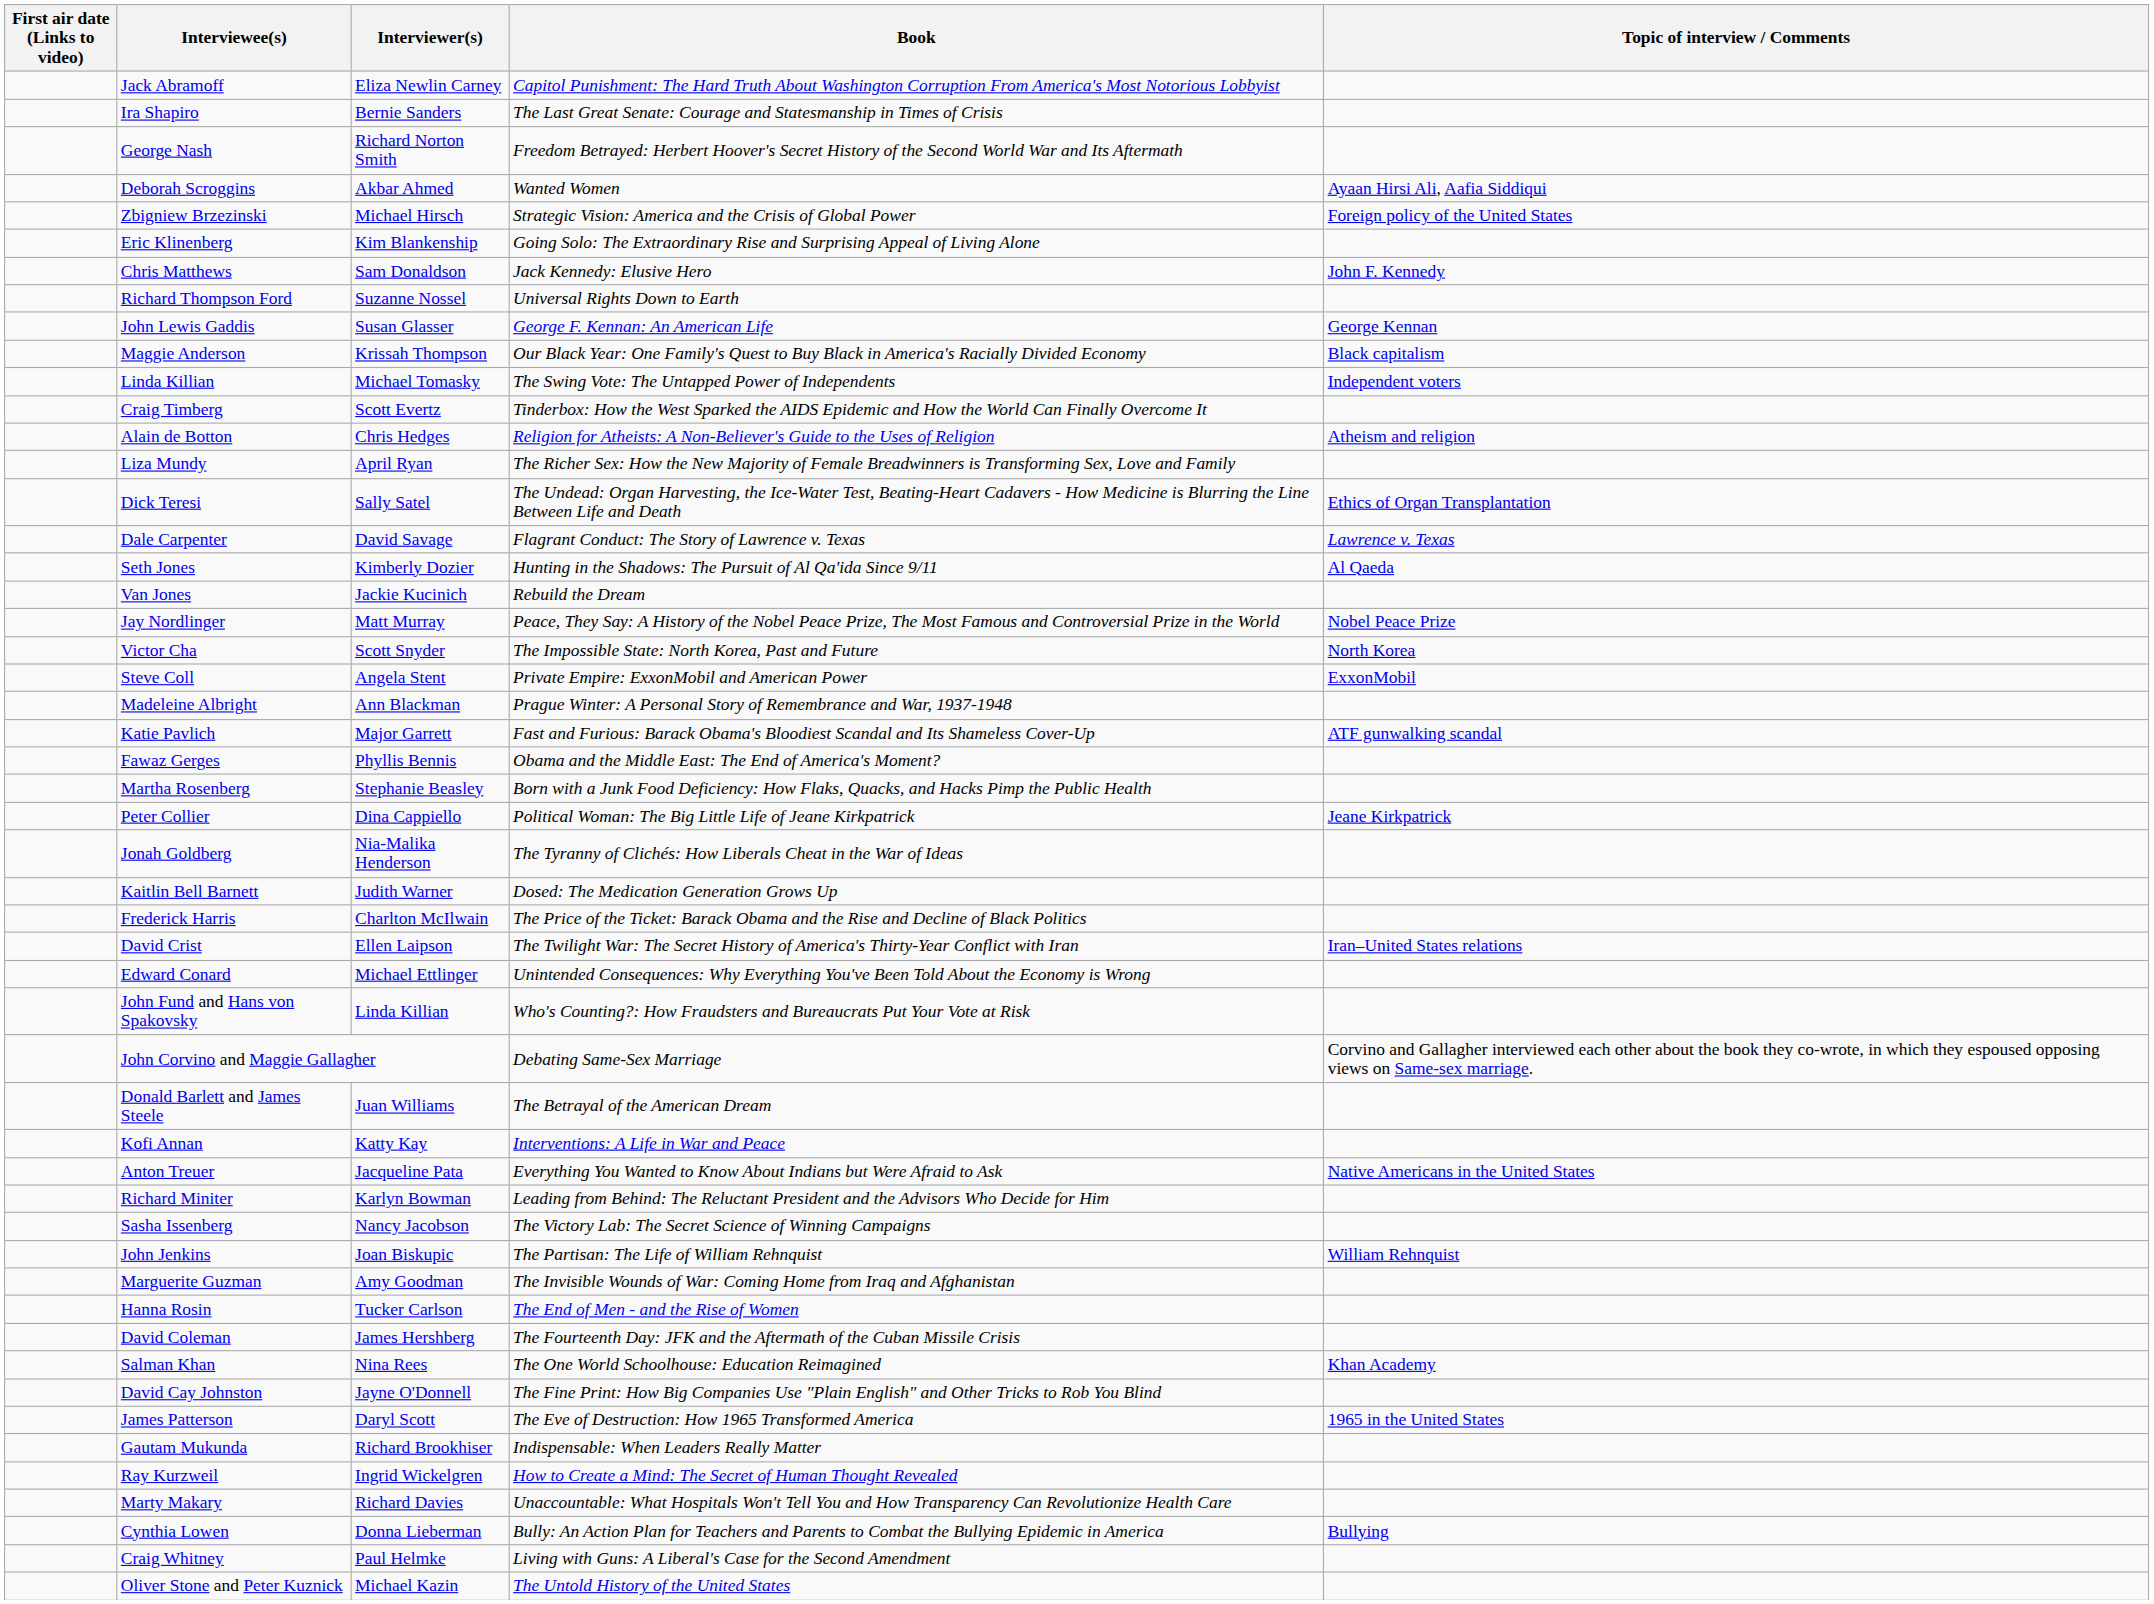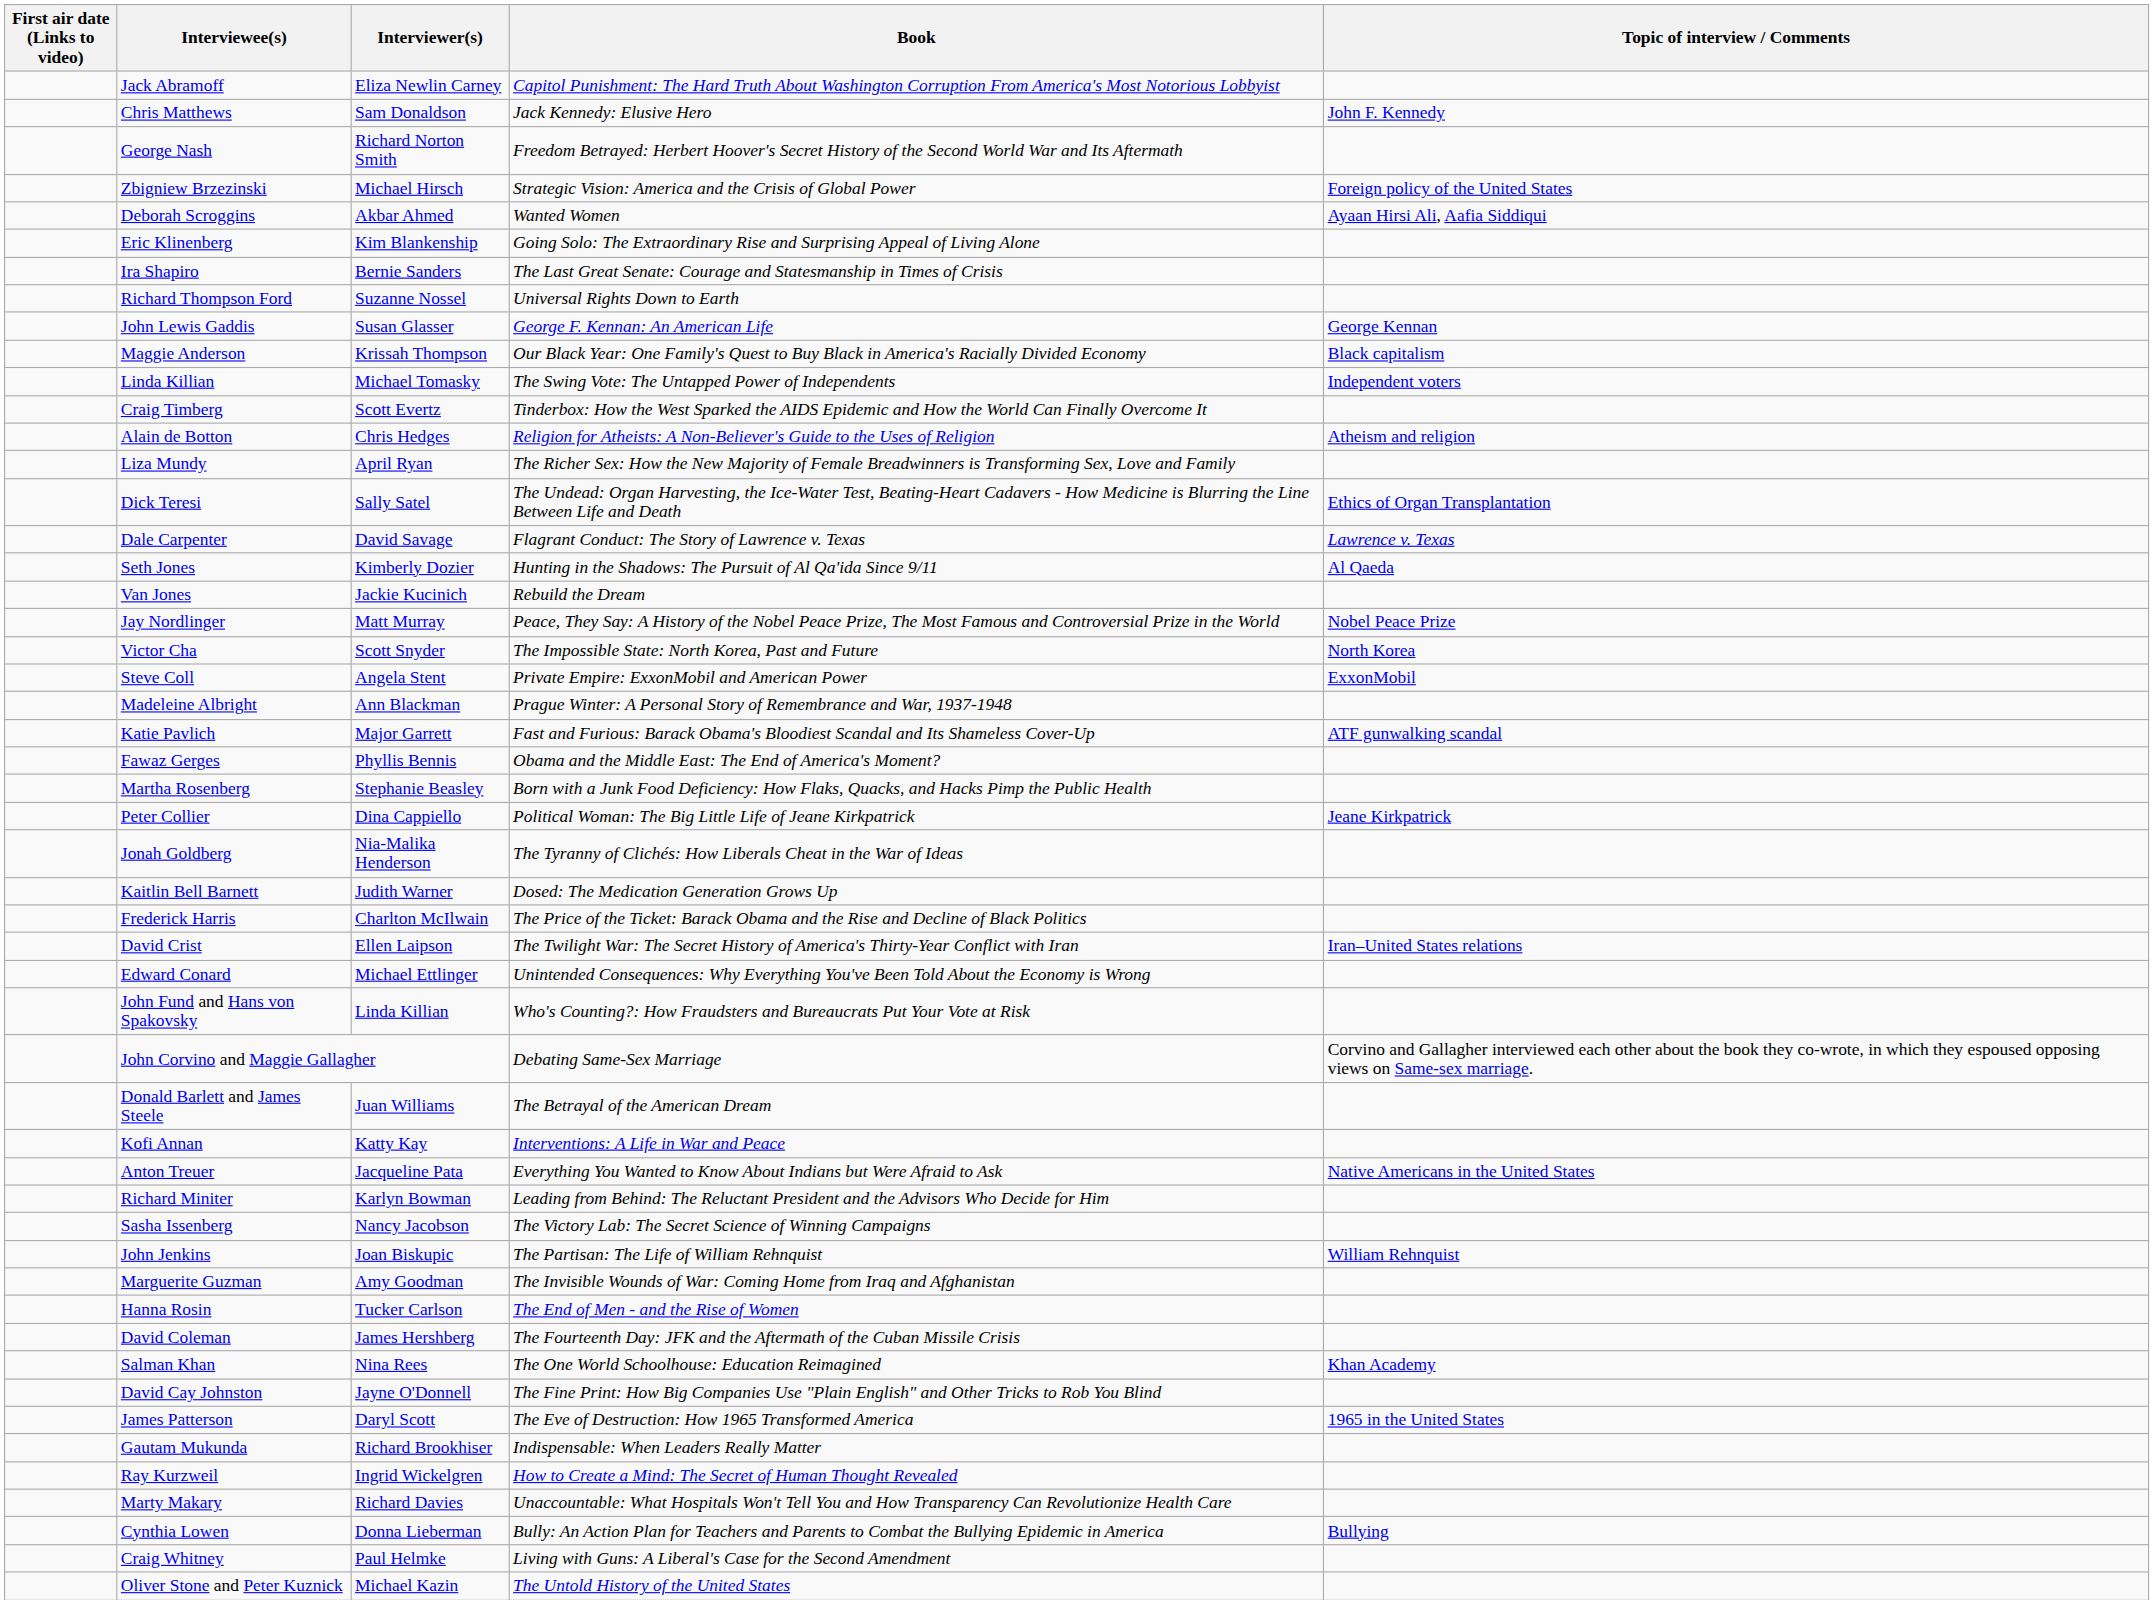rows swapped: (176, 270) <-> (160, 112)
rows swapped: (194, 215) <-> (188, 187)
